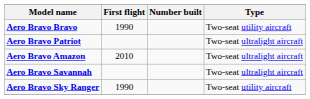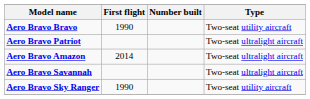(124, 57) 2010 -> (124, 57) 2014
